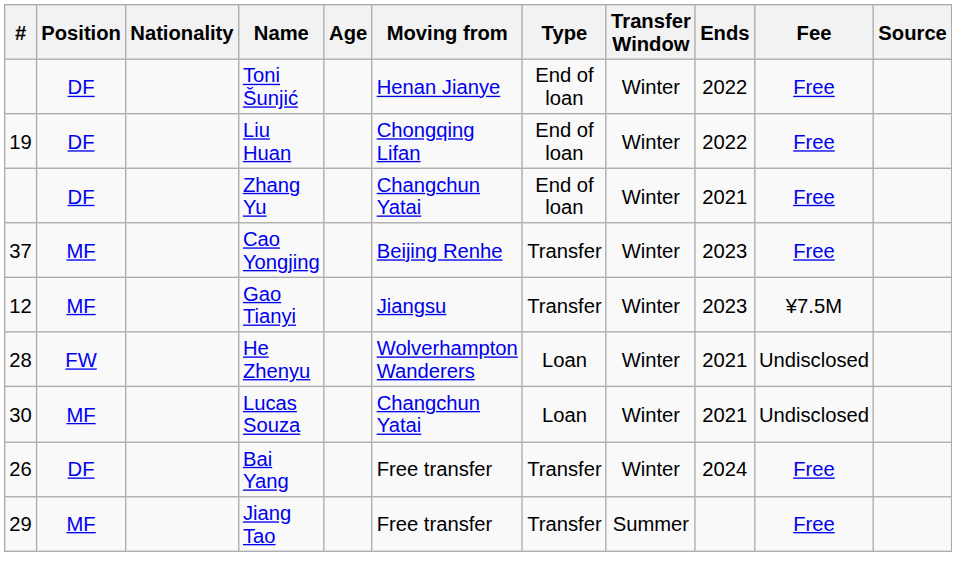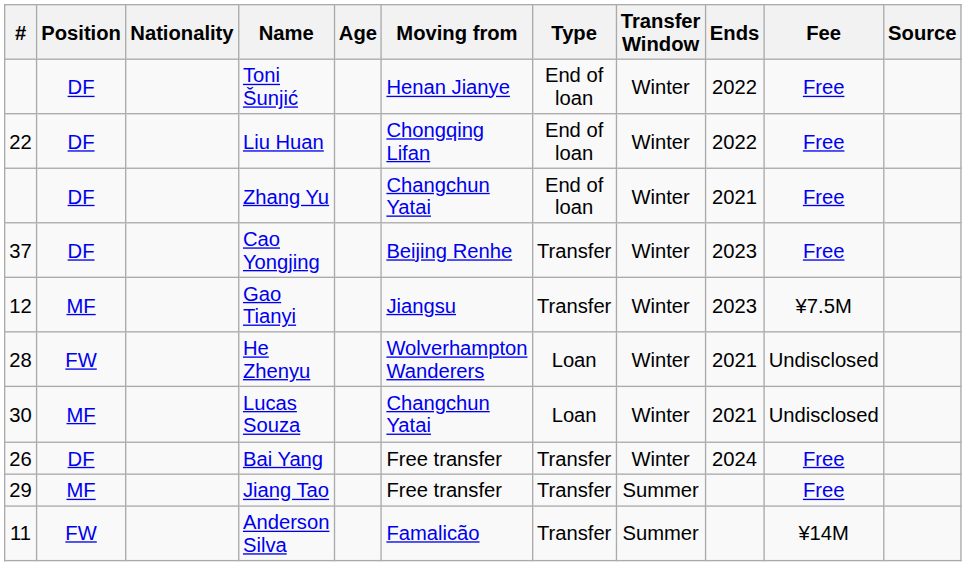(21, 141) 19 -> (21, 141) 22
(81, 251) MF -> (81, 251) DF
+ row: (286, 533)
